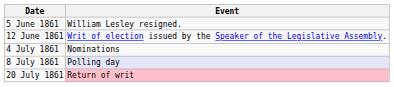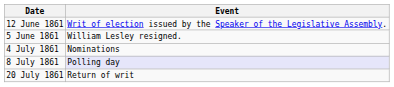rows swapped: (32, 24) <-> (35, 37)
(101, 75) pink background -> (101, 75) no background
